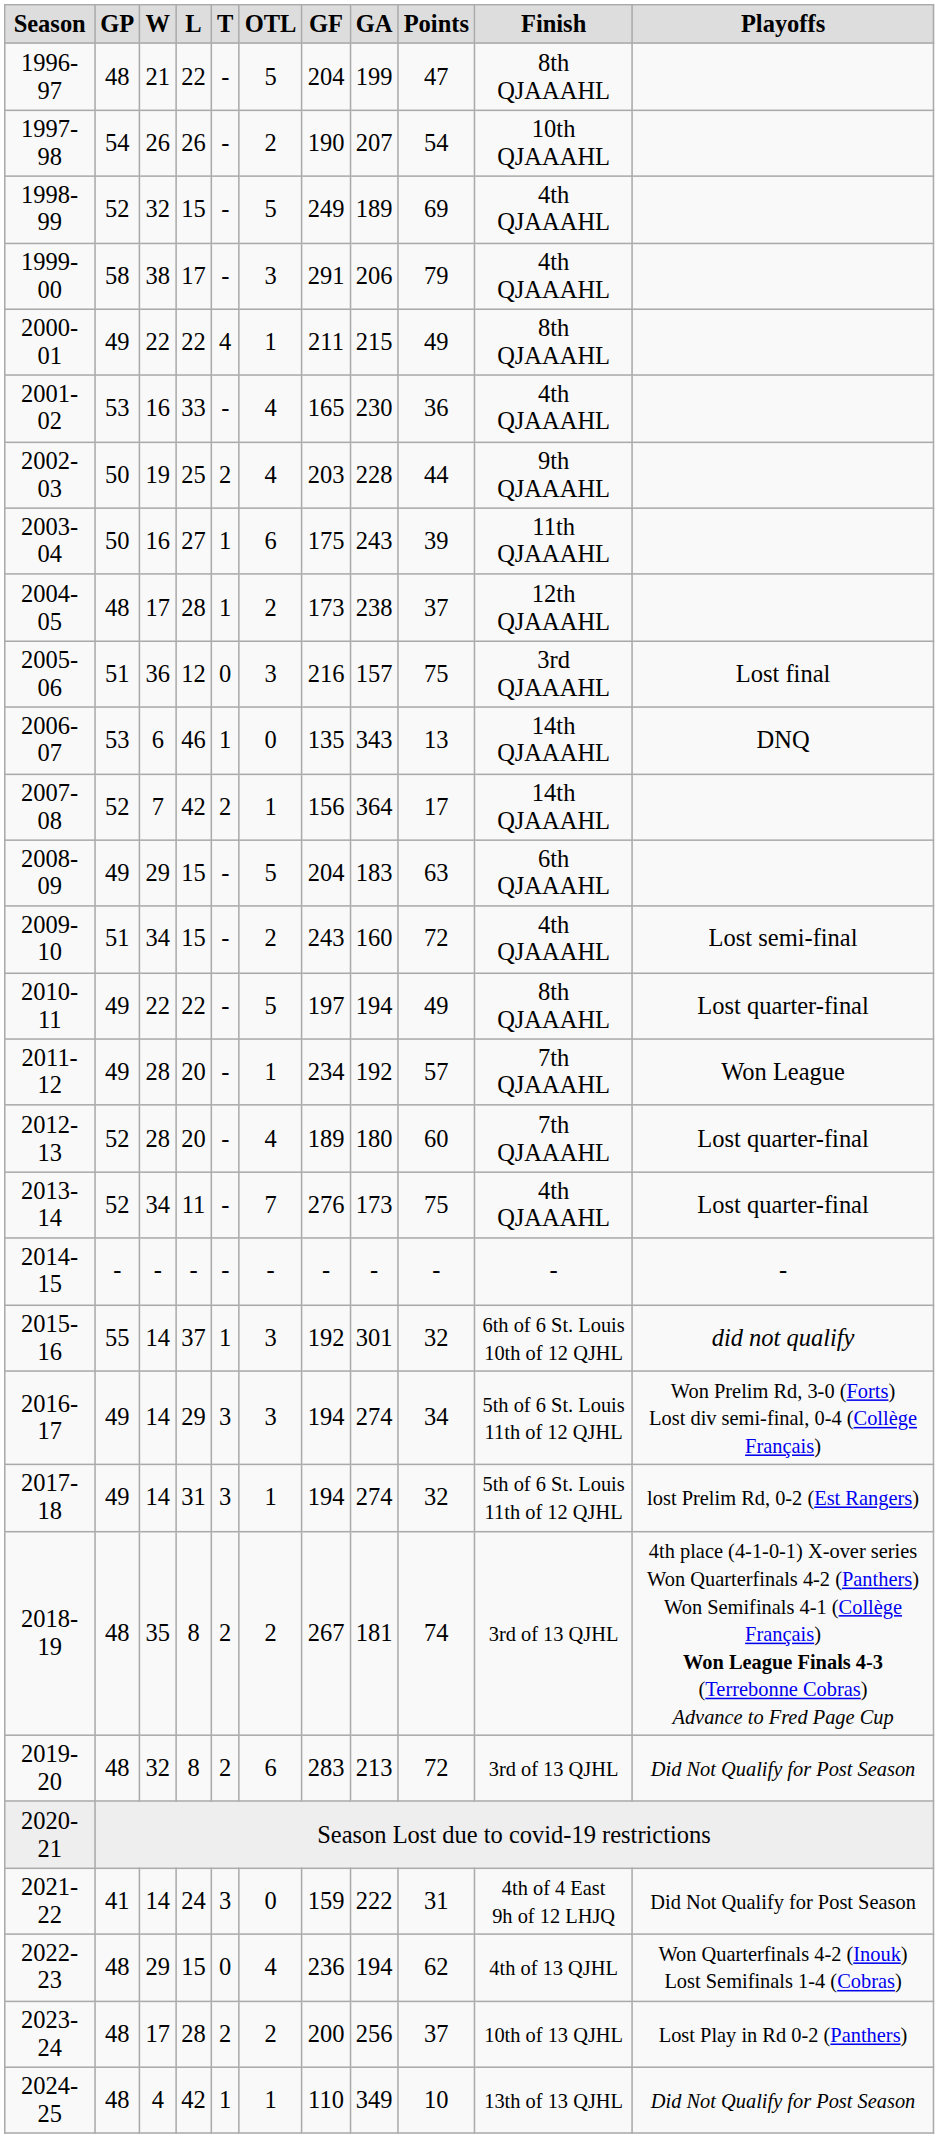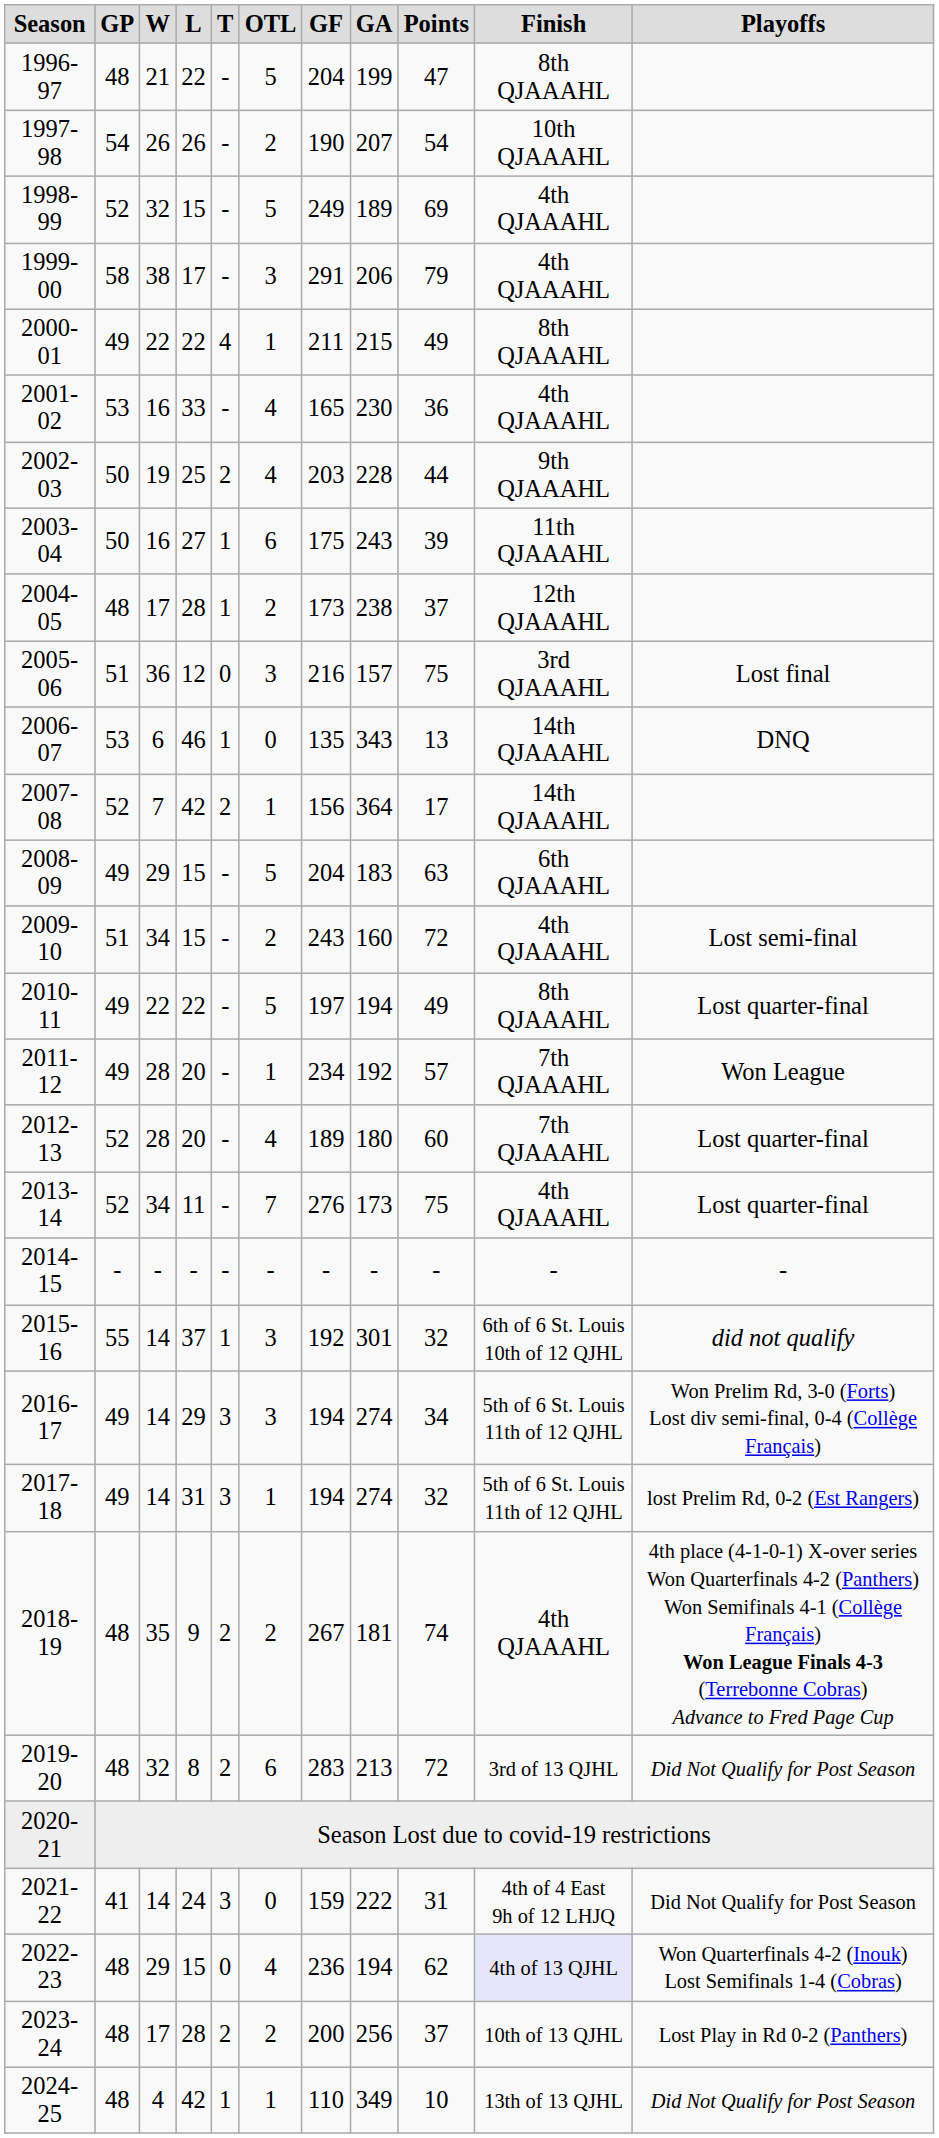(194, 1632) 8 -> (194, 1632) 9
(554, 1634) 3rd of 13 QJHL -> (554, 1632) 4th QJAAAHL
(554, 1968) no background -> (554, 1968) lavender background
